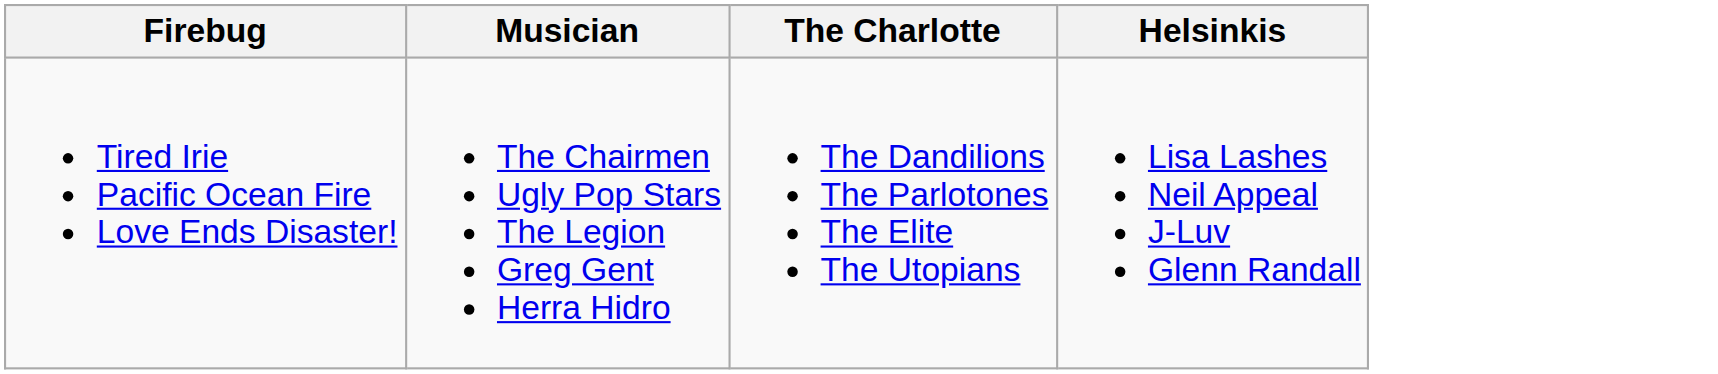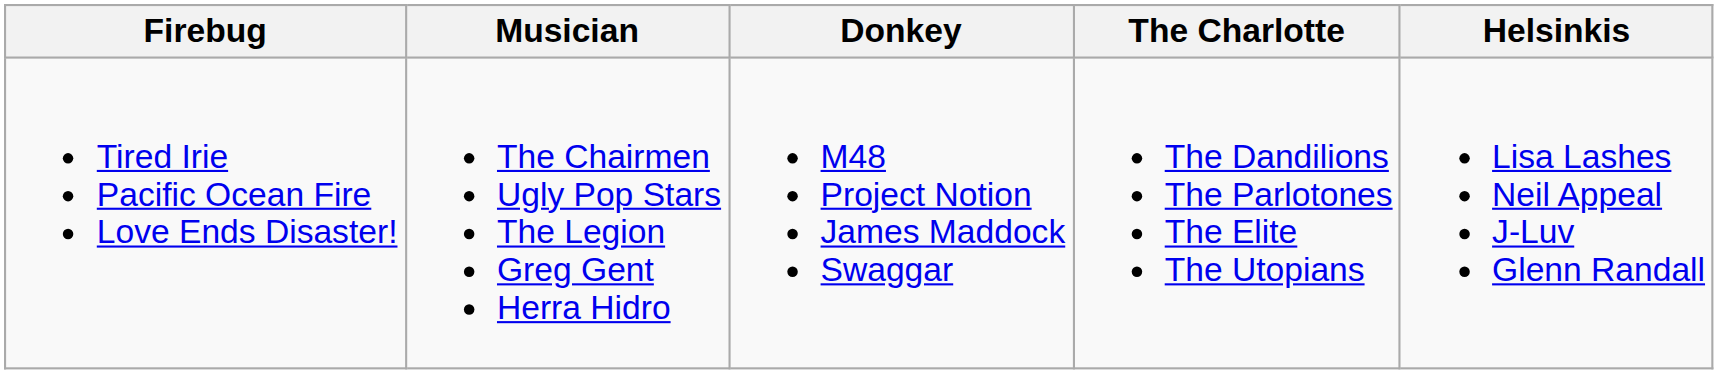+ column: (901, 31)
